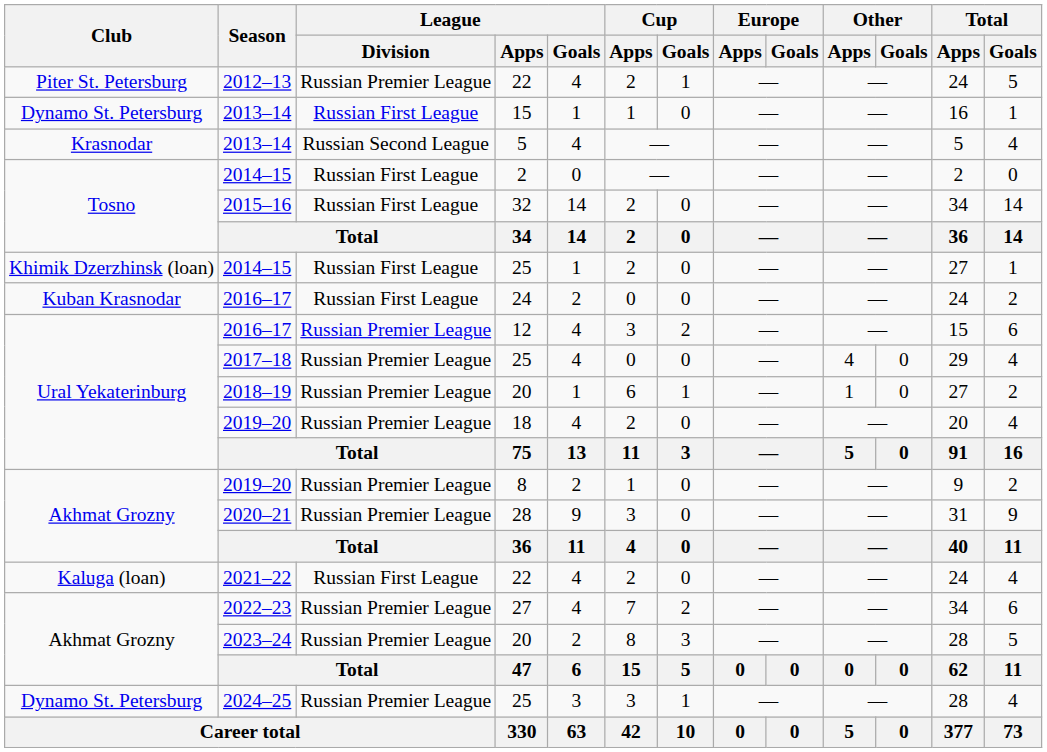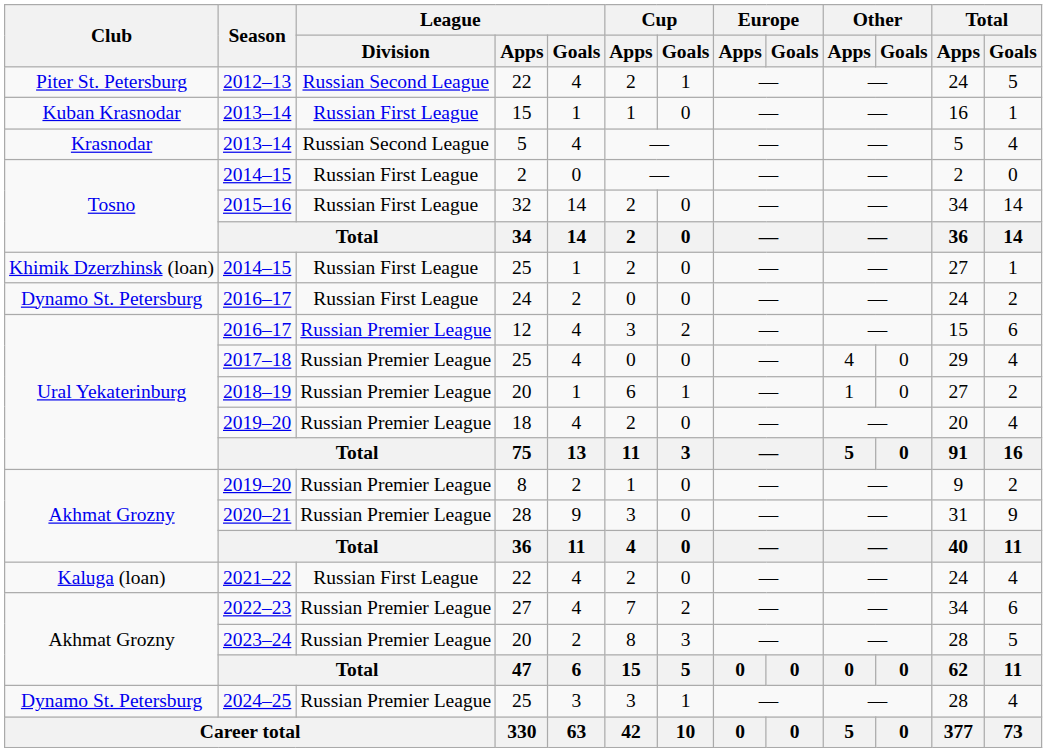(396, 81) Russian Premier League -> (396, 81) Russian Second League
(112, 112) Dynamo St. Petersburg -> (112, 112) Kuban Krasnodar
(112, 298) Kuban Krasnodar -> (112, 298) Dynamo St. Petersburg
